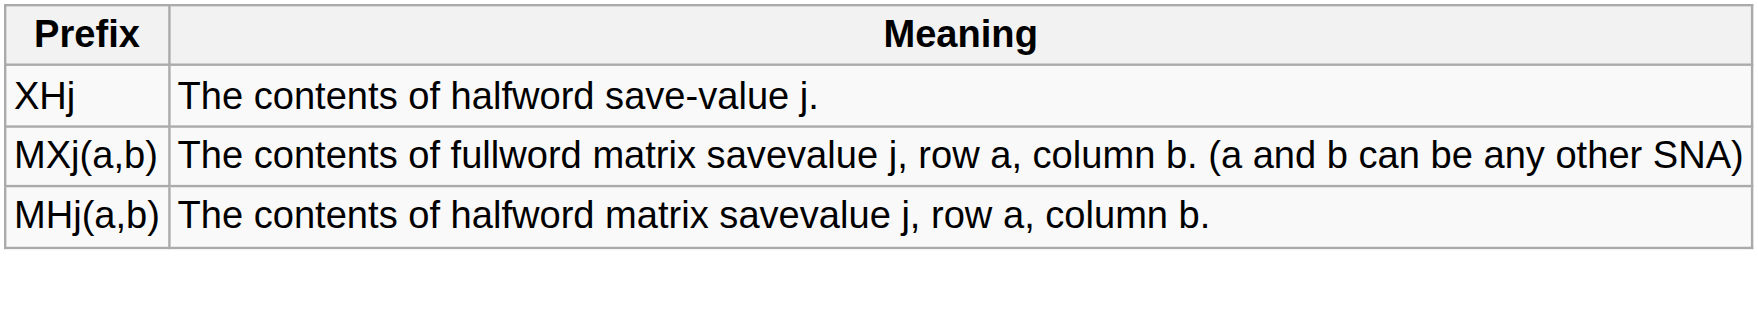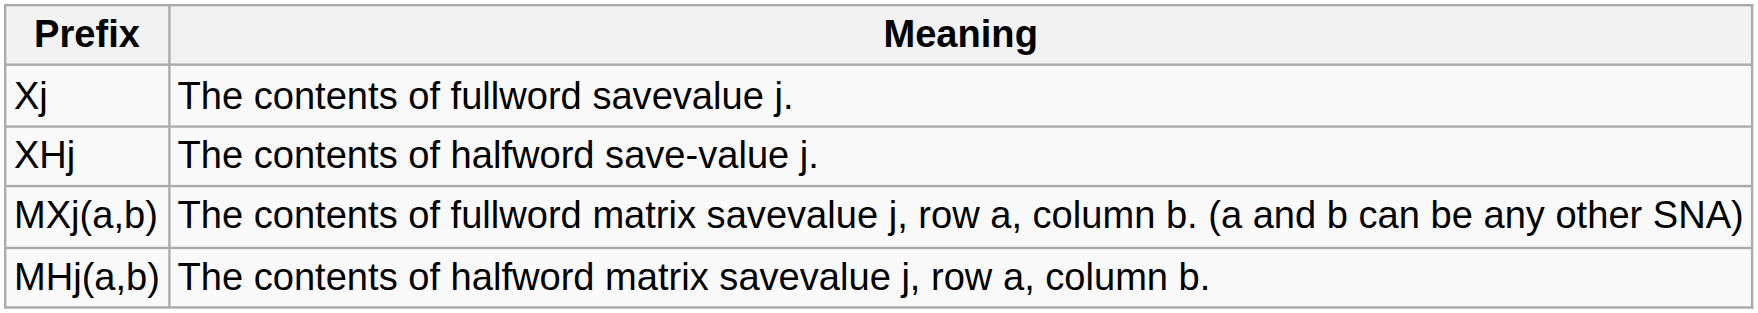+ row: (31, 95)
